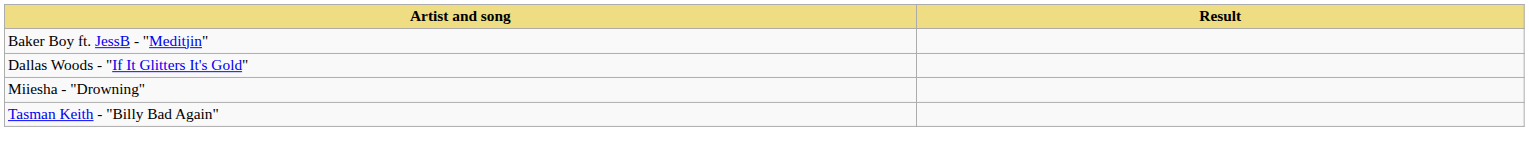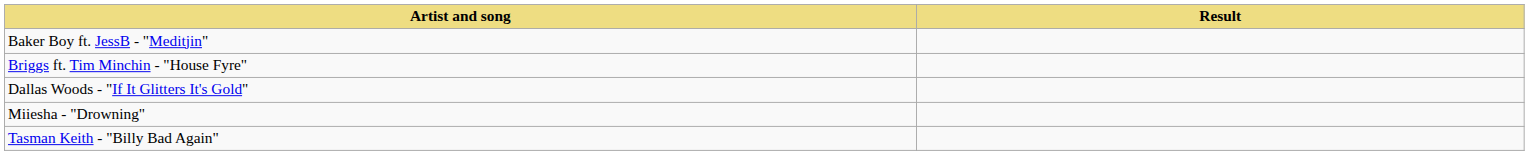+ row: (128, 65)
